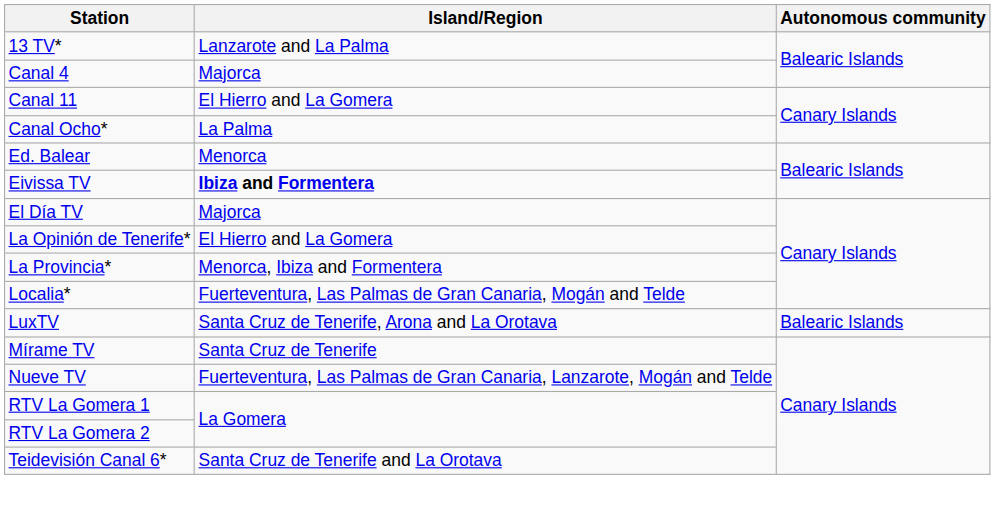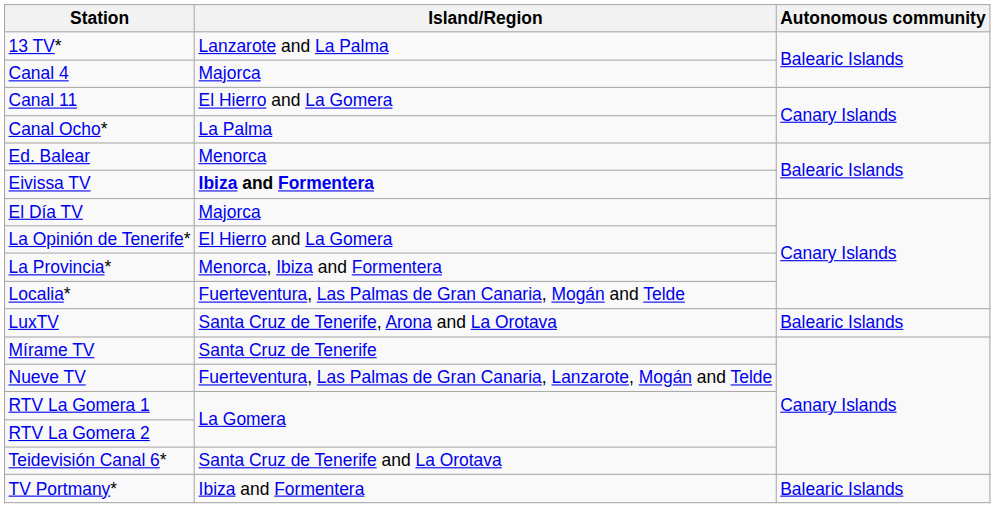+ row: (63, 488)
